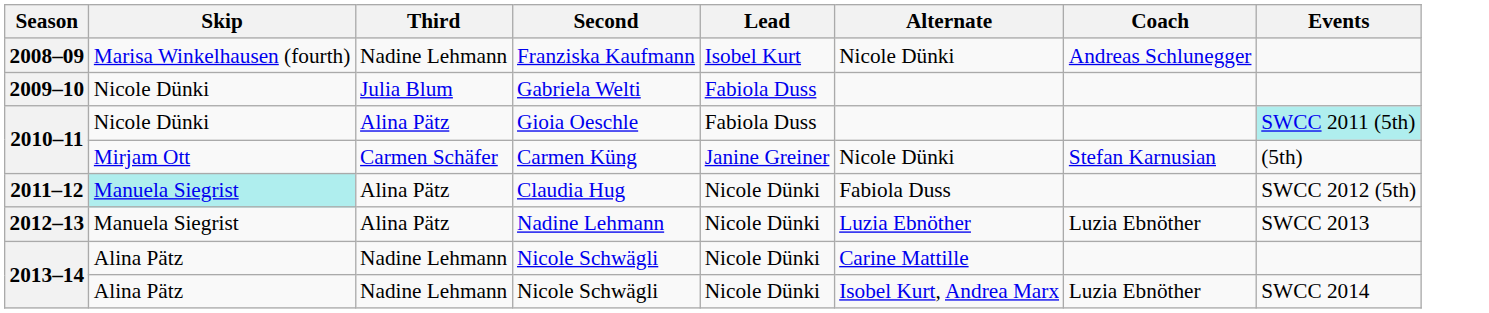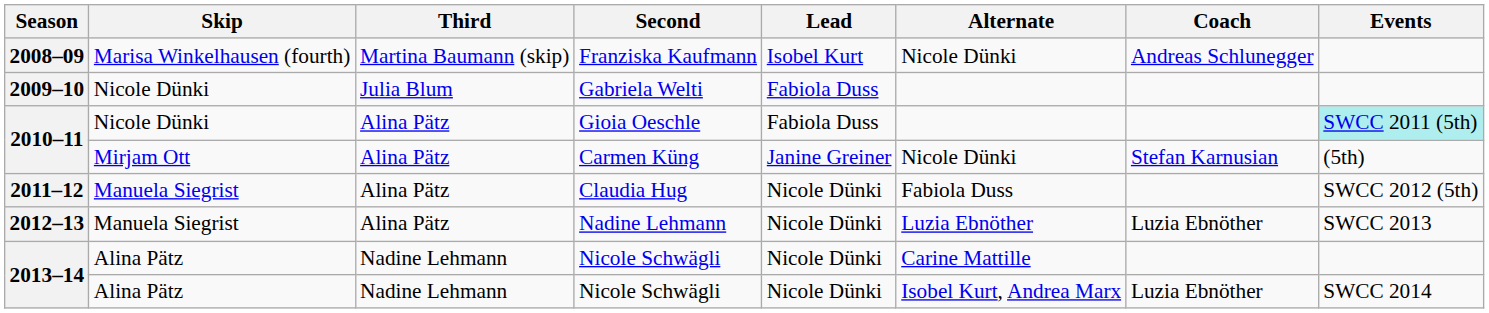(434, 55) Nadine Lehmann -> (465, 55) Martina Baumann (skip)
(429, 156) Carmen Schäfer -> (405, 156) Alina Pätz
(166, 190) paleturquoise background -> (166, 190) no background
